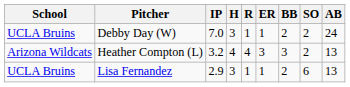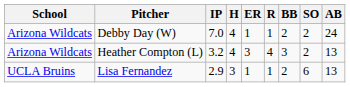columns swapped: (249, 14) <-> (267, 14)
(41, 33) UCLA Bruins -> (50, 33) Arizona Wildcats
(232, 33) 3 -> (232, 33) 4
